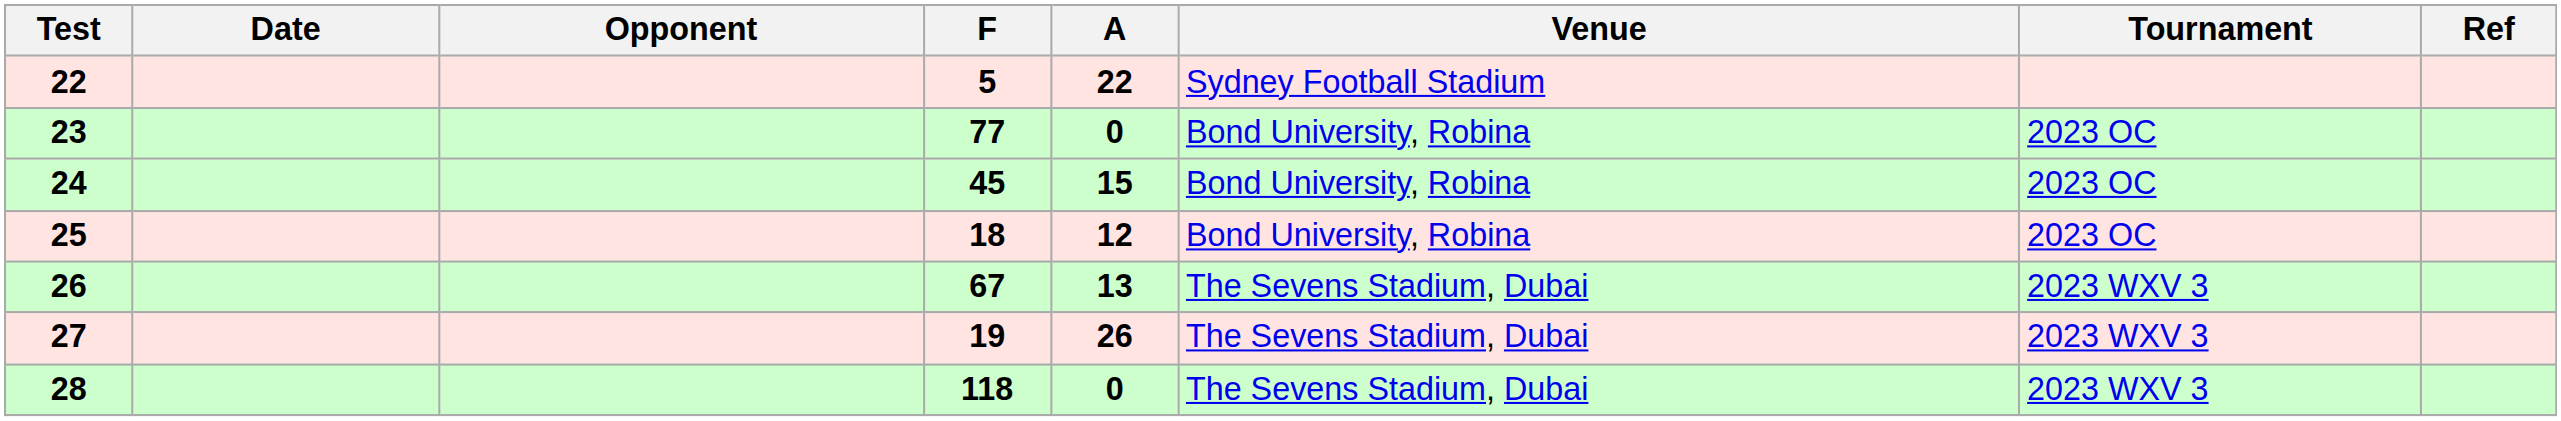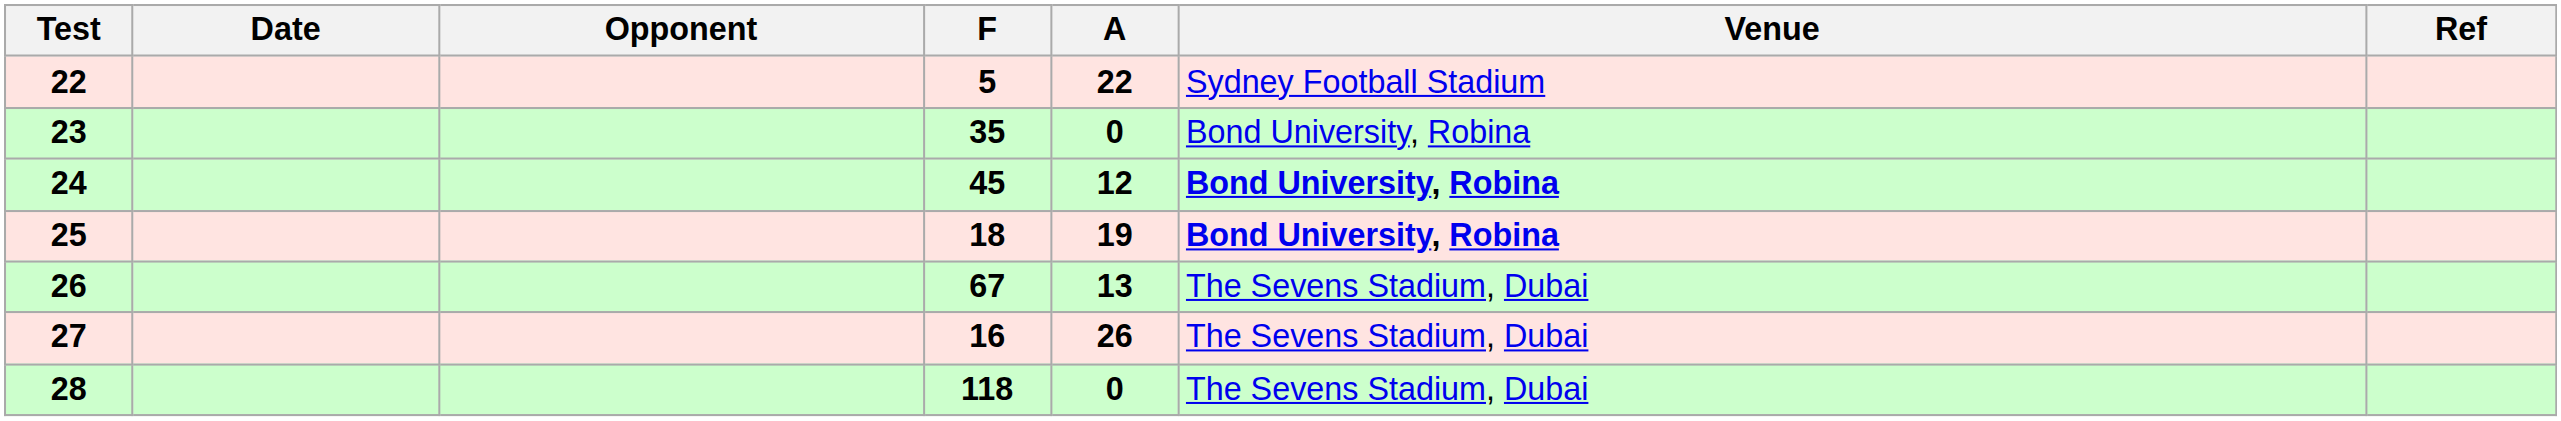- column: (2220, 30)
(987, 132) 77 -> (987, 132) 35
(1115, 183) 15 -> (1115, 183) 12
(1358, 183) normal -> (1372, 183) bold
(1115, 235) 12 -> (1115, 235) 19
(1358, 235) normal -> (1372, 235) bold
(987, 337) 19 -> (987, 337) 16
